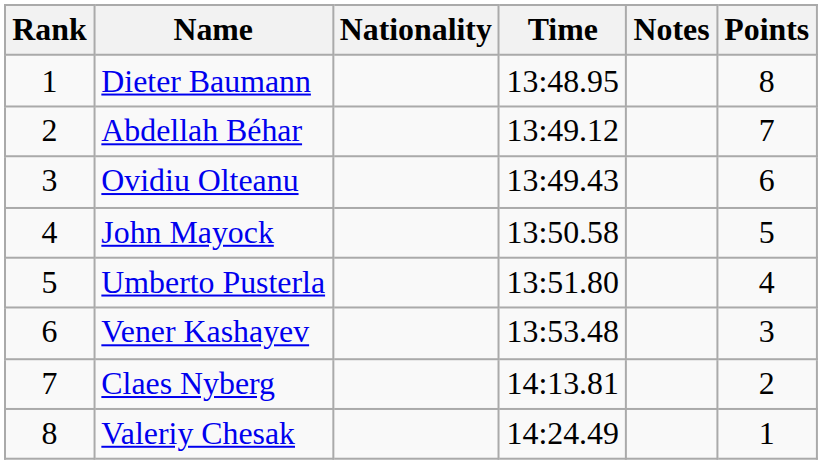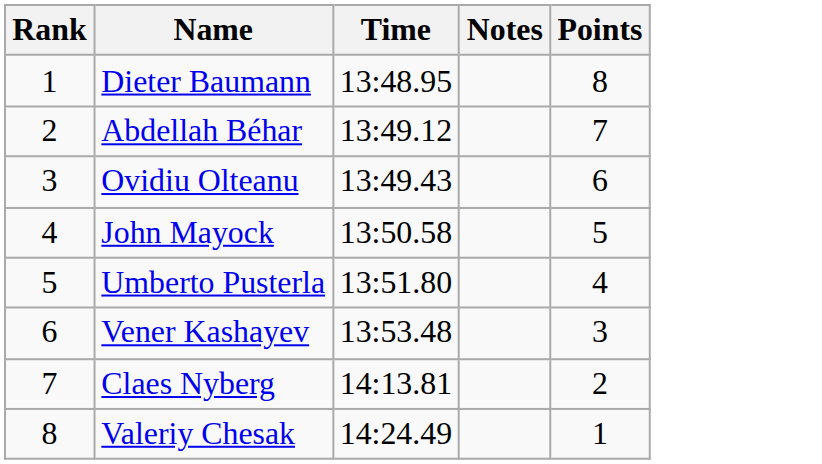- column: (416, 29)
